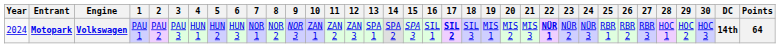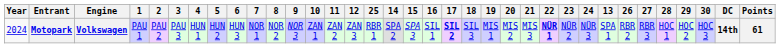columns swapped: (374, 12) <-> (608, 12)
(757, 31) 64 -> (757, 31) 61
